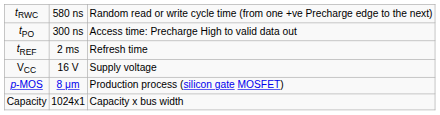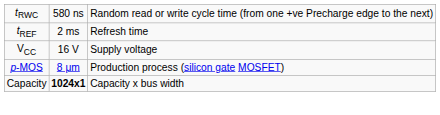- row: (27, 32)
(68, 101) normal -> (68, 83) bold
